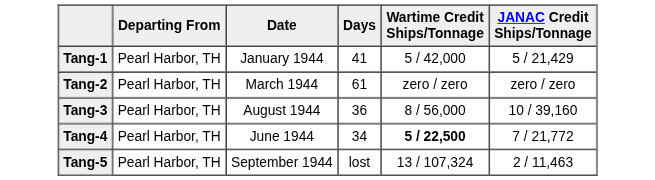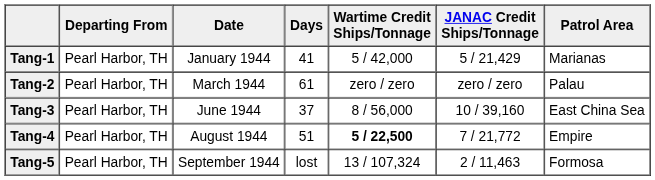+ column: (597, 25)
(282, 110) August 1944 -> (229, 110) June 1944
(359, 110) 36 -> (307, 110) 37
(282, 136) June 1944 -> (229, 136) August 1944
(359, 136) 34 -> (307, 136) 51
